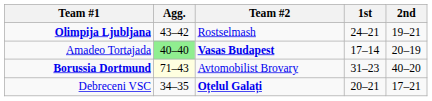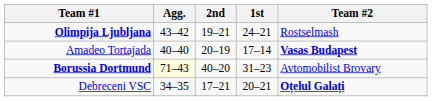columns swapped: (270, 13) <-> (406, 13)
(174, 50) lightgreen background -> (174, 50) no background
